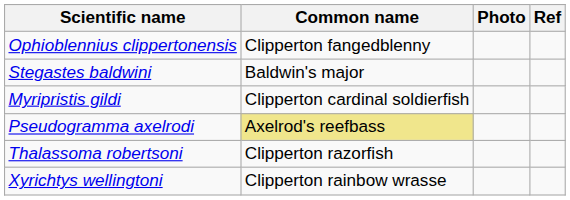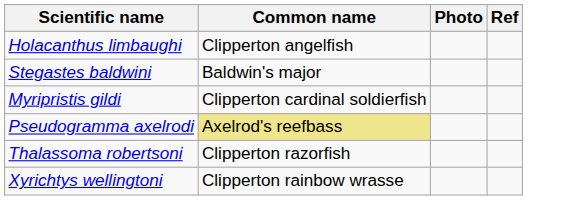+ row: (95, 45)
- row: (123, 45)
